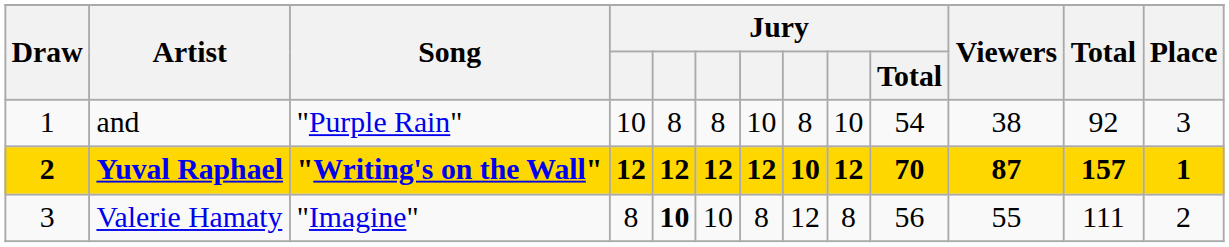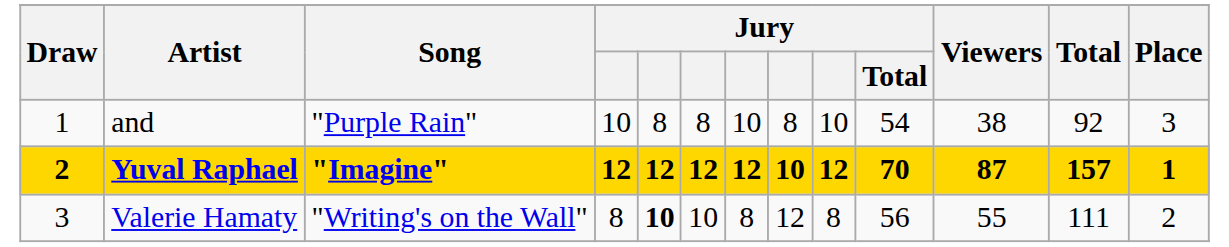(450, 169) "Writing's on the Wall" -> (380, 169) "Imagine"
(358, 216) "Imagine" -> (450, 216) "Writing's on the Wall"
